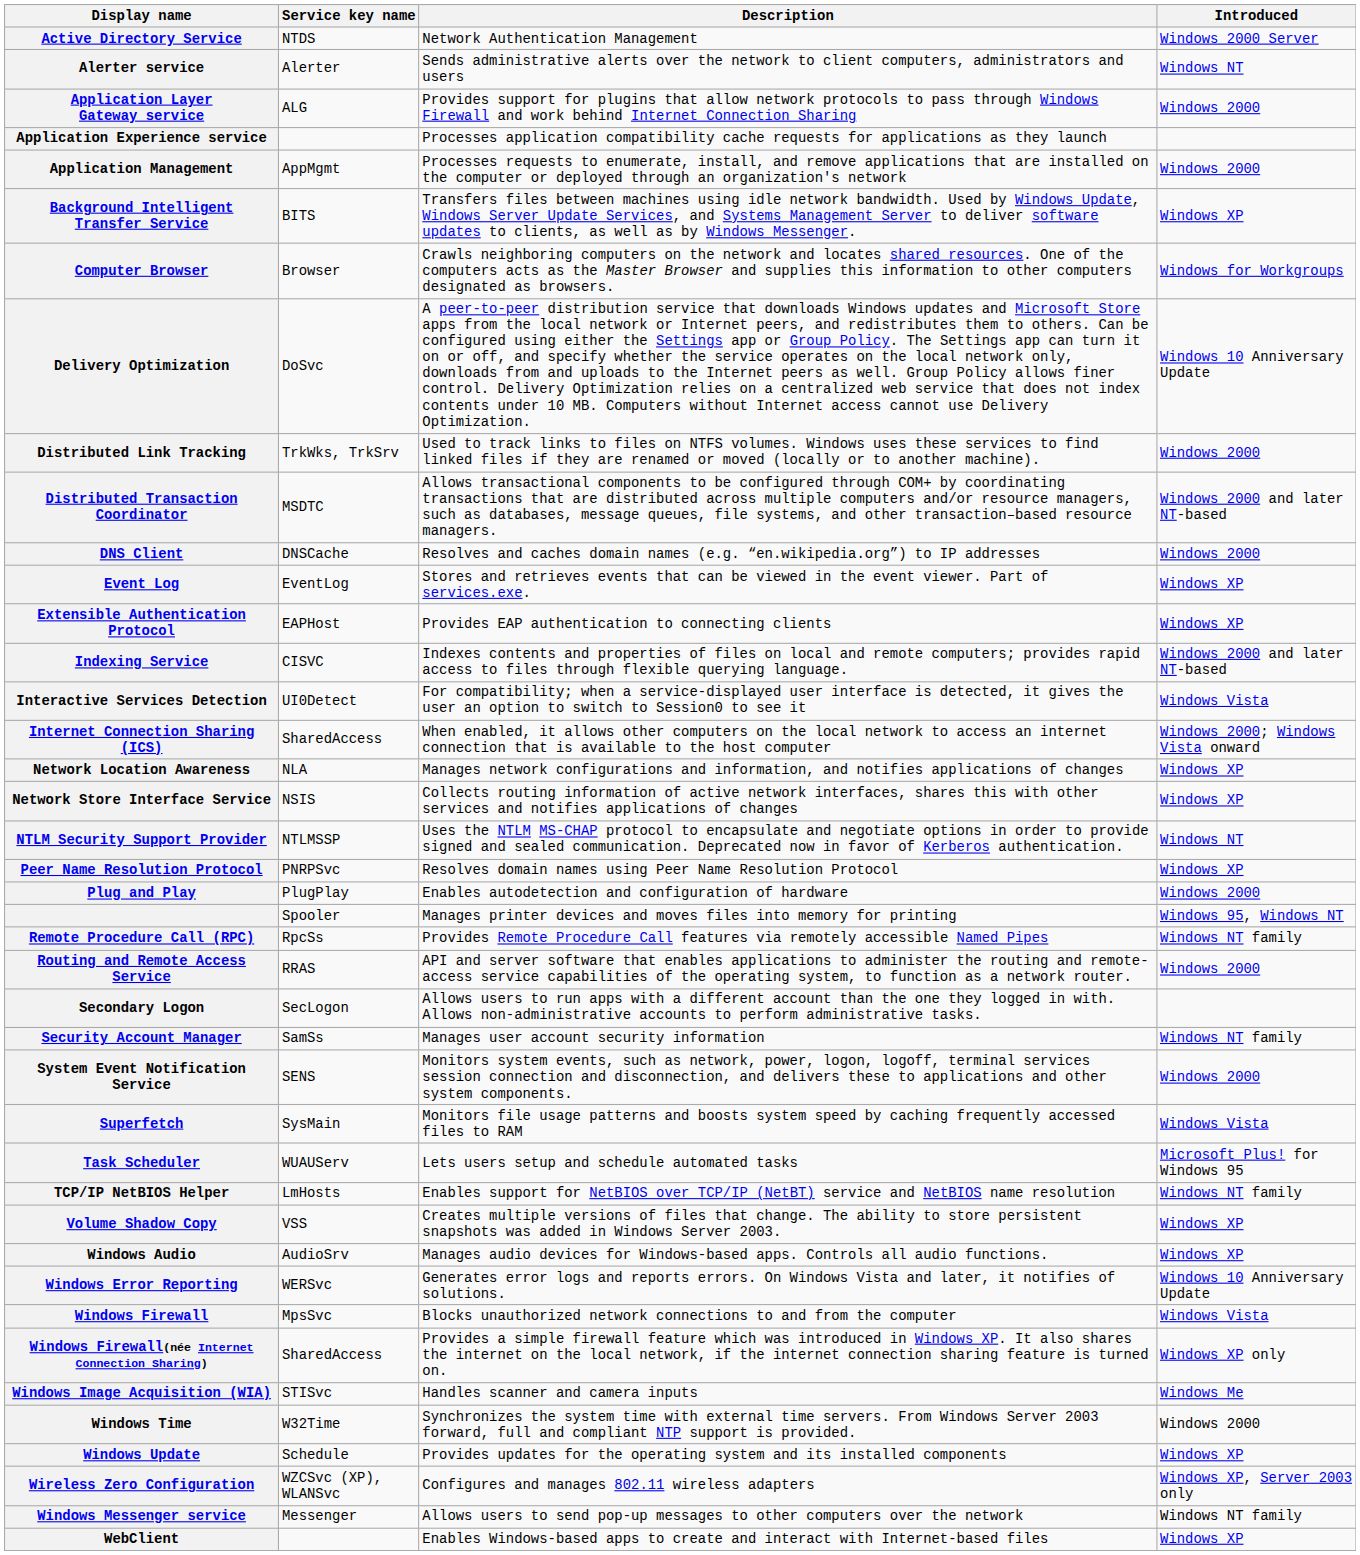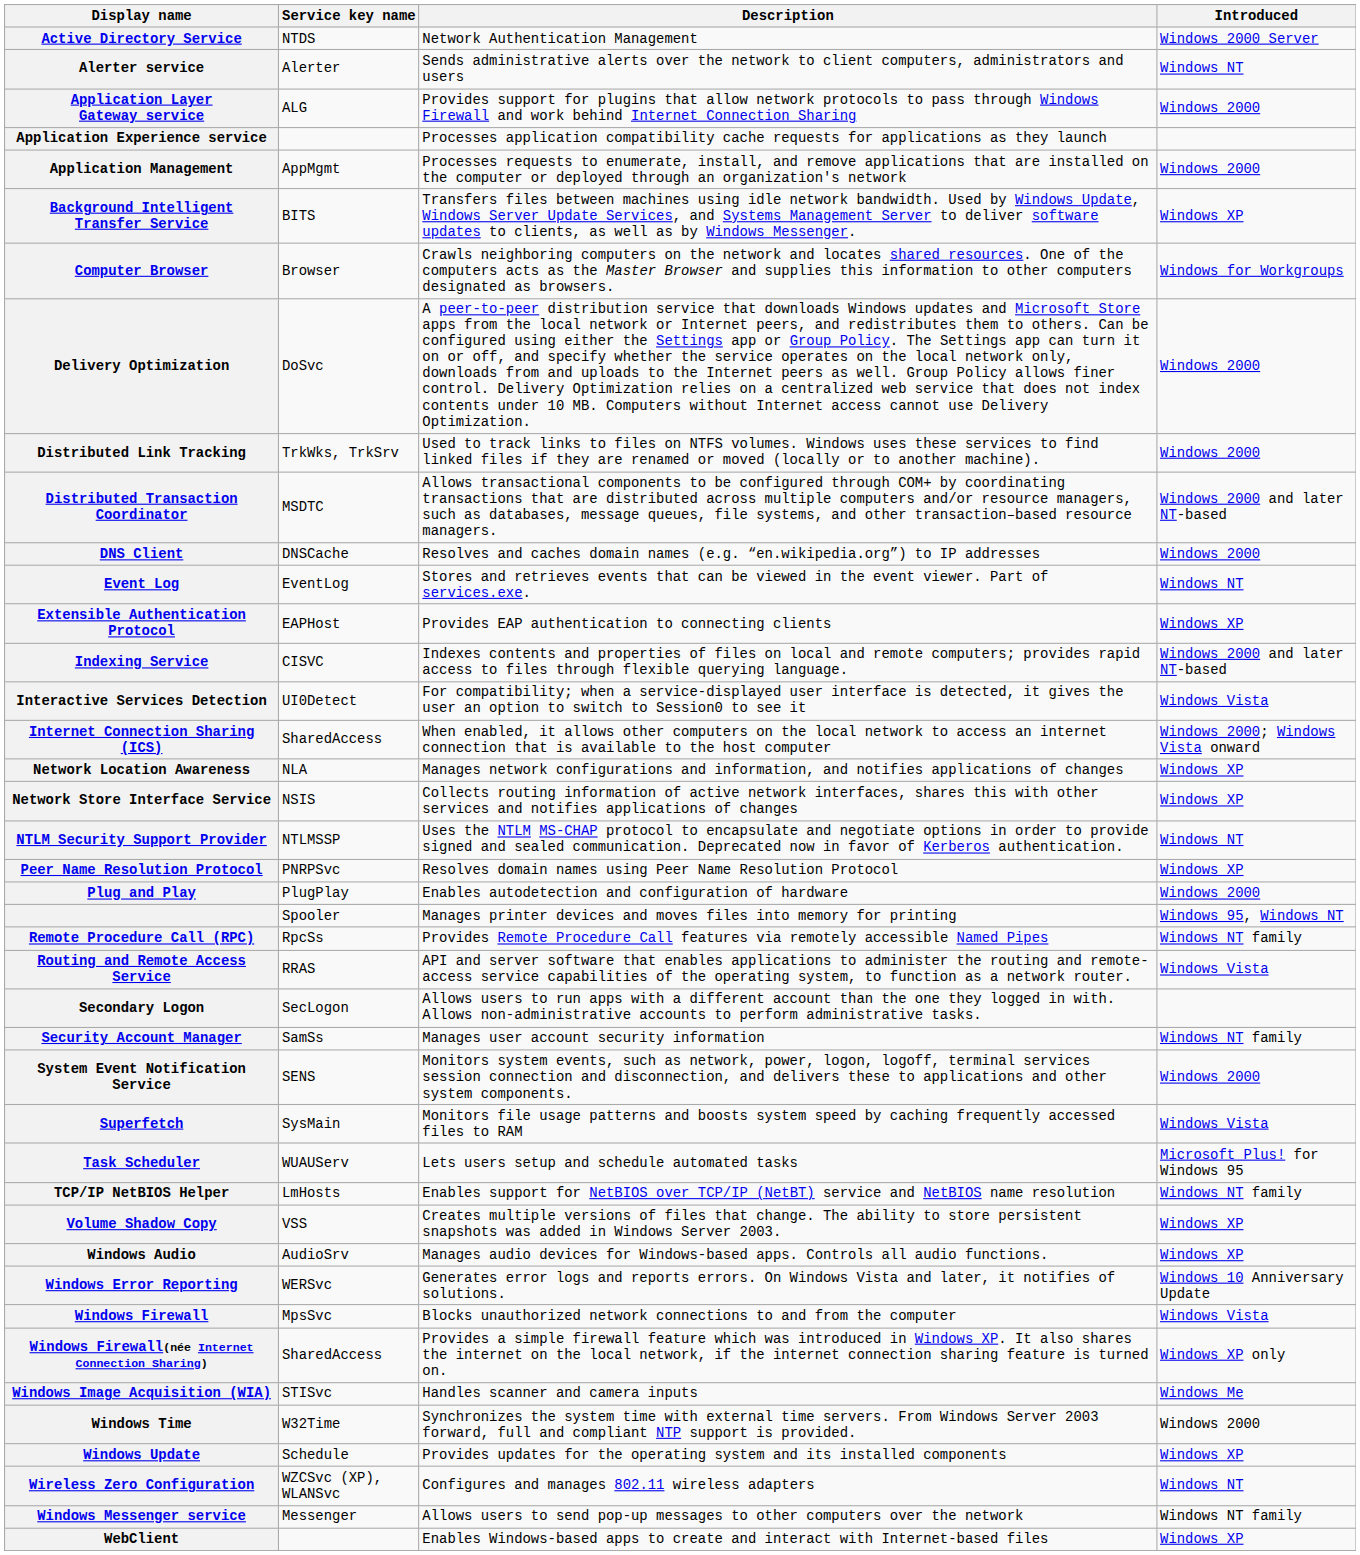(1252, 366) Windows 10 Anniversary Update -> (1210, 366) Windows 2000
(1202, 585) Windows XP -> (1202, 585) Windows NT
(1210, 969) Windows 2000 -> (1214, 969) Windows Vista
(1256, 1486) Windows XP, Server 2003 only -> (1202, 1486) Windows NT
